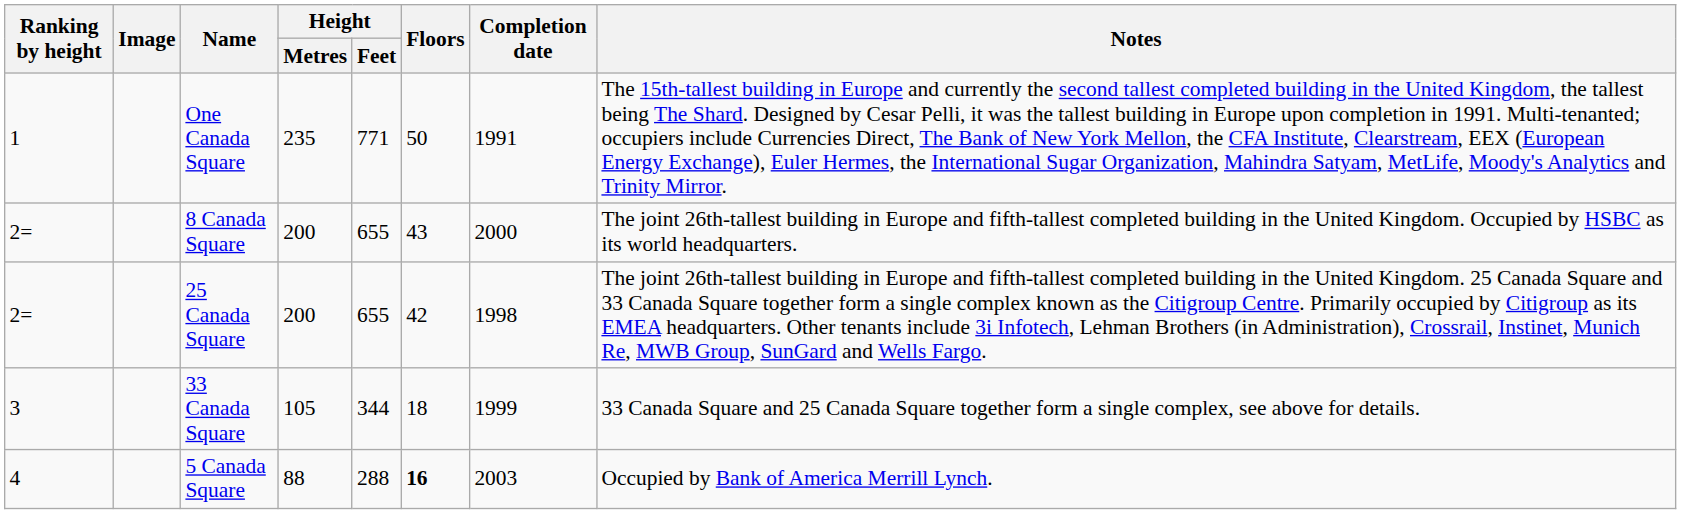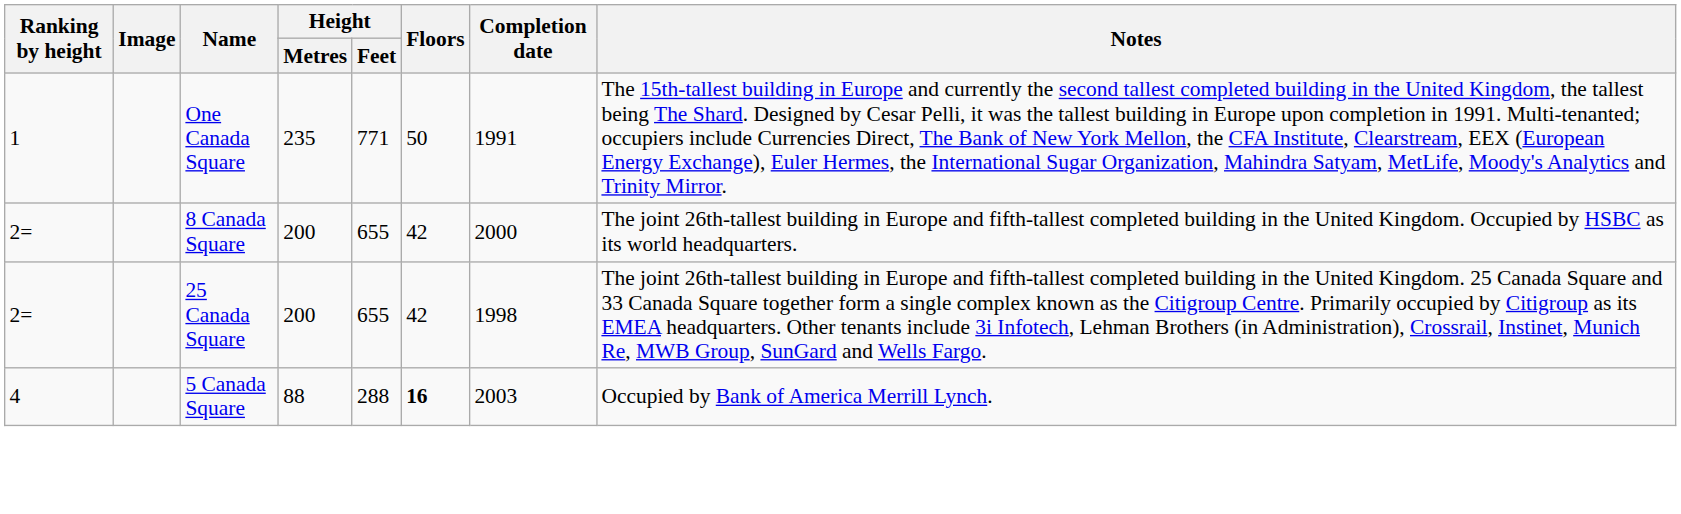(417, 232) 43 -> (417, 232) 42
- row: (218, 408)
